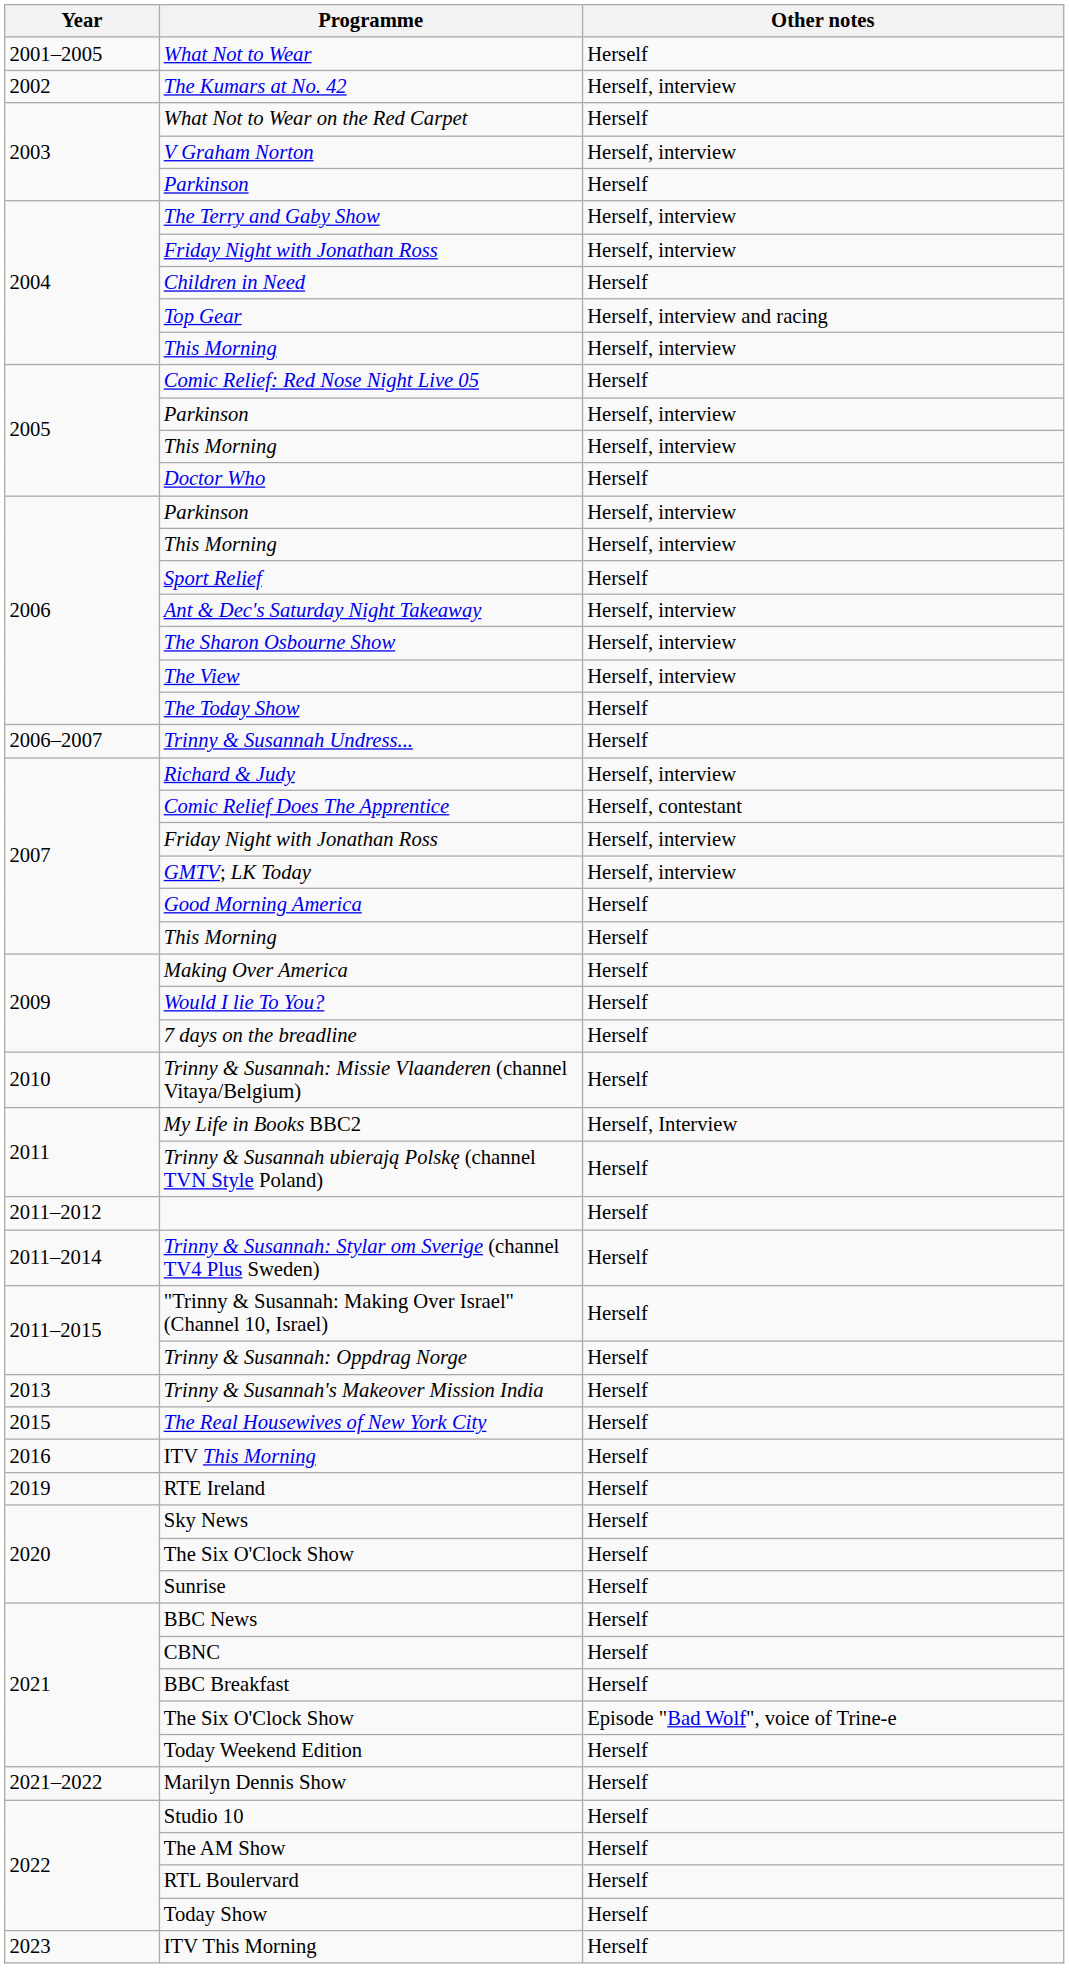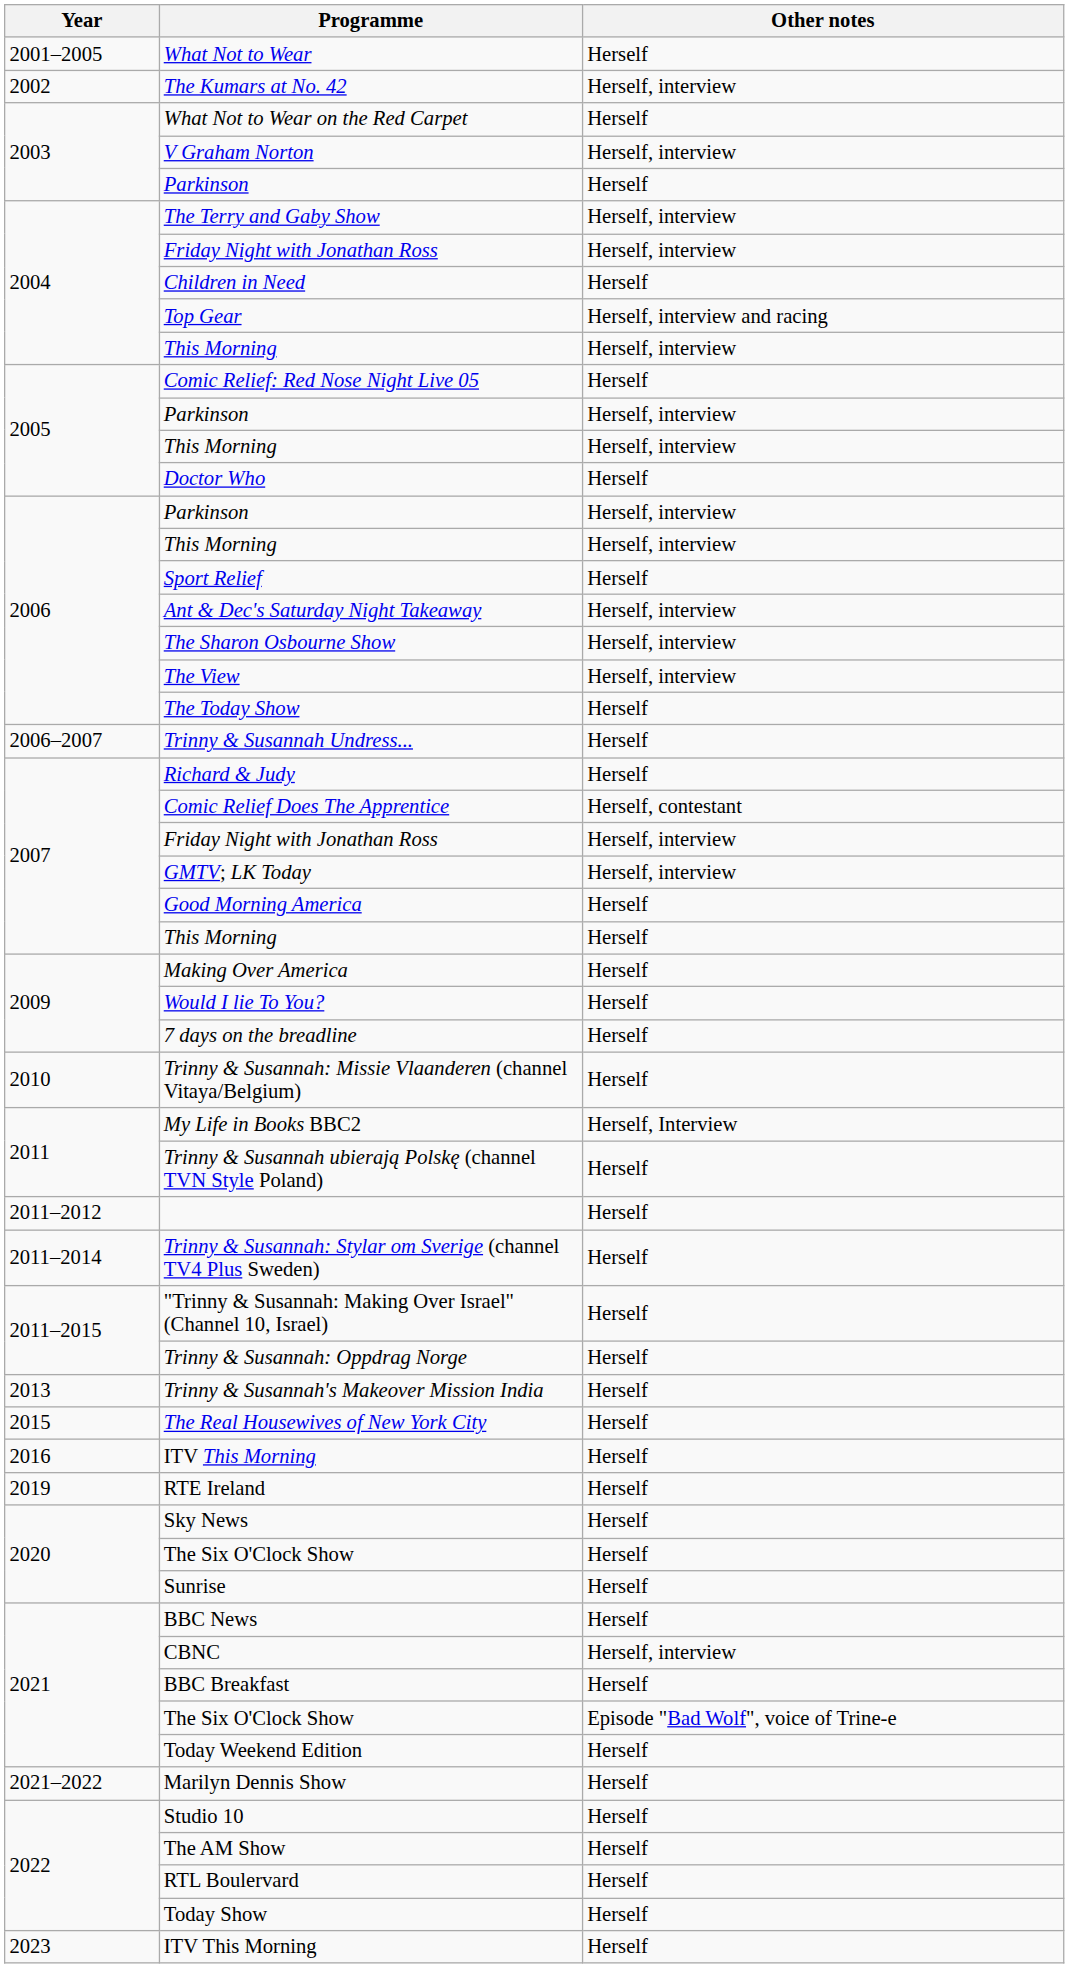(662, 773) Herself, interview -> (618, 773) Herself
(618, 1652) Herself -> (662, 1652) Herself, interview
